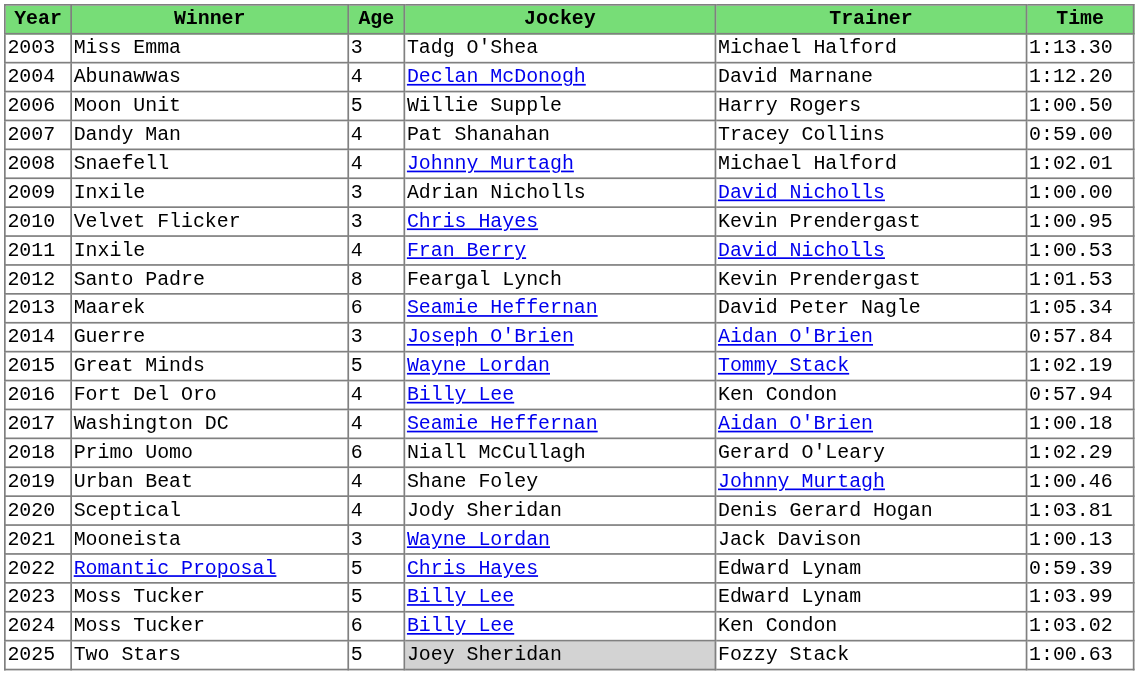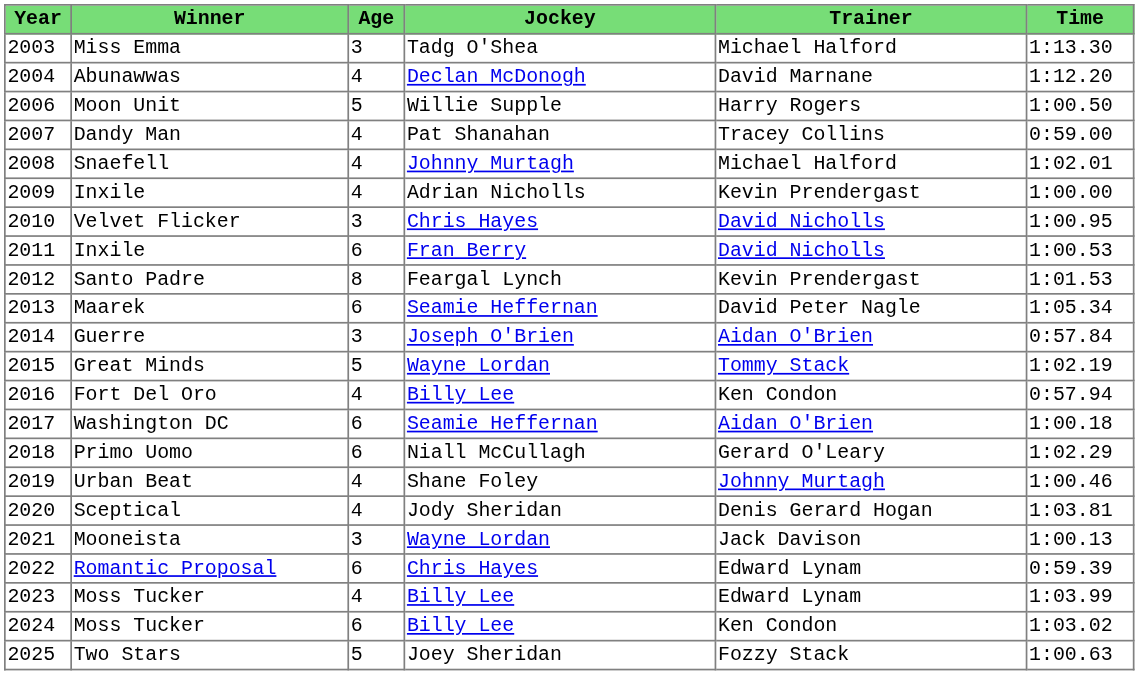(357, 193) 3 -> (357, 193) 4
(801, 193) David Nicholls -> (819, 193) Kevin Prendergast
(819, 222) Kevin Prendergast -> (801, 222) David Nicholls
(357, 250) 4 -> (357, 250) 6
(357, 424) 4 -> (357, 424) 6
(357, 568) 5 -> (357, 568) 6
(357, 597) 5 -> (357, 597) 4
(484, 655) lightgrey background -> (484, 655) no background
